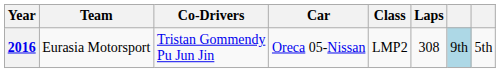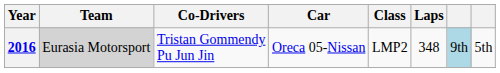(96, 47) no background -> (96, 47) lightgrey background
(429, 47) 308 -> (429, 47) 348
